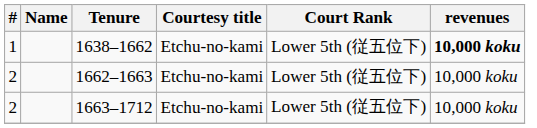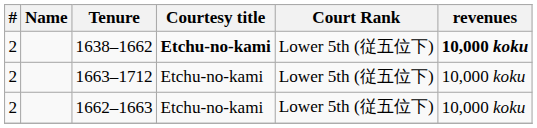(13, 46) 1 -> (13, 46) 2
(212, 46) normal -> (216, 46) bold
rows swapped: (114, 77) <-> (114, 107)
